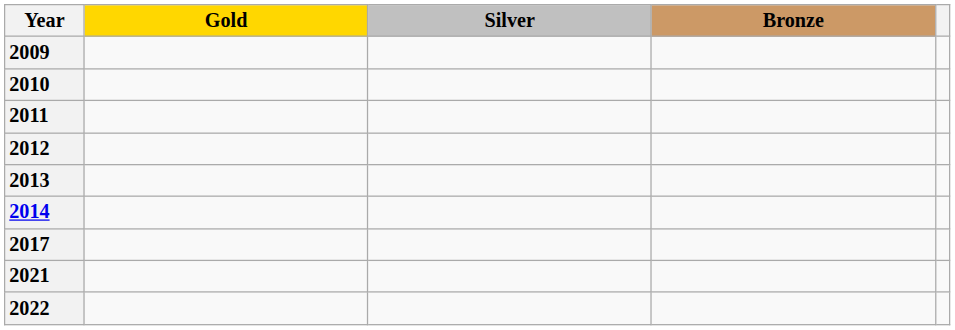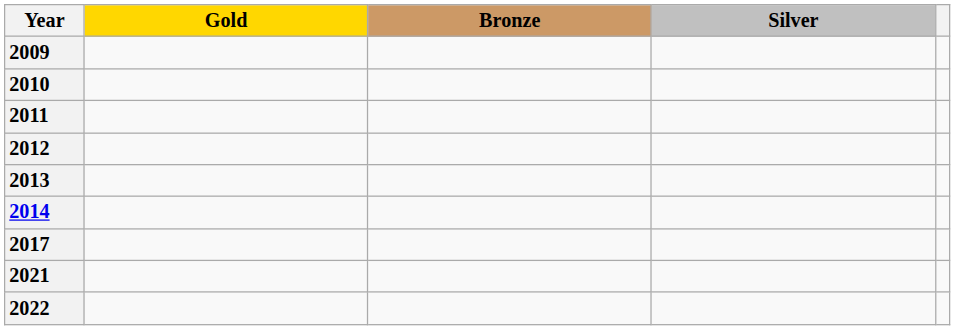columns swapped: (510, 20) <-> (793, 20)
